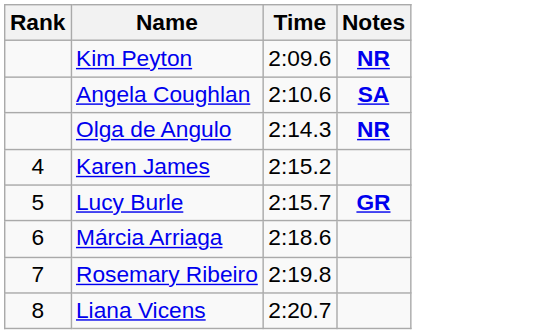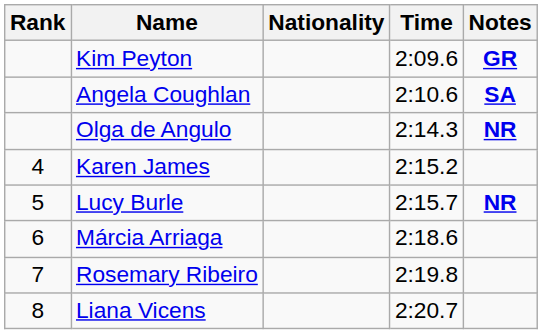+ column: (326, 22)
(373, 58) NR -> (500, 58) GR
(373, 202) GR -> (500, 202) NR
